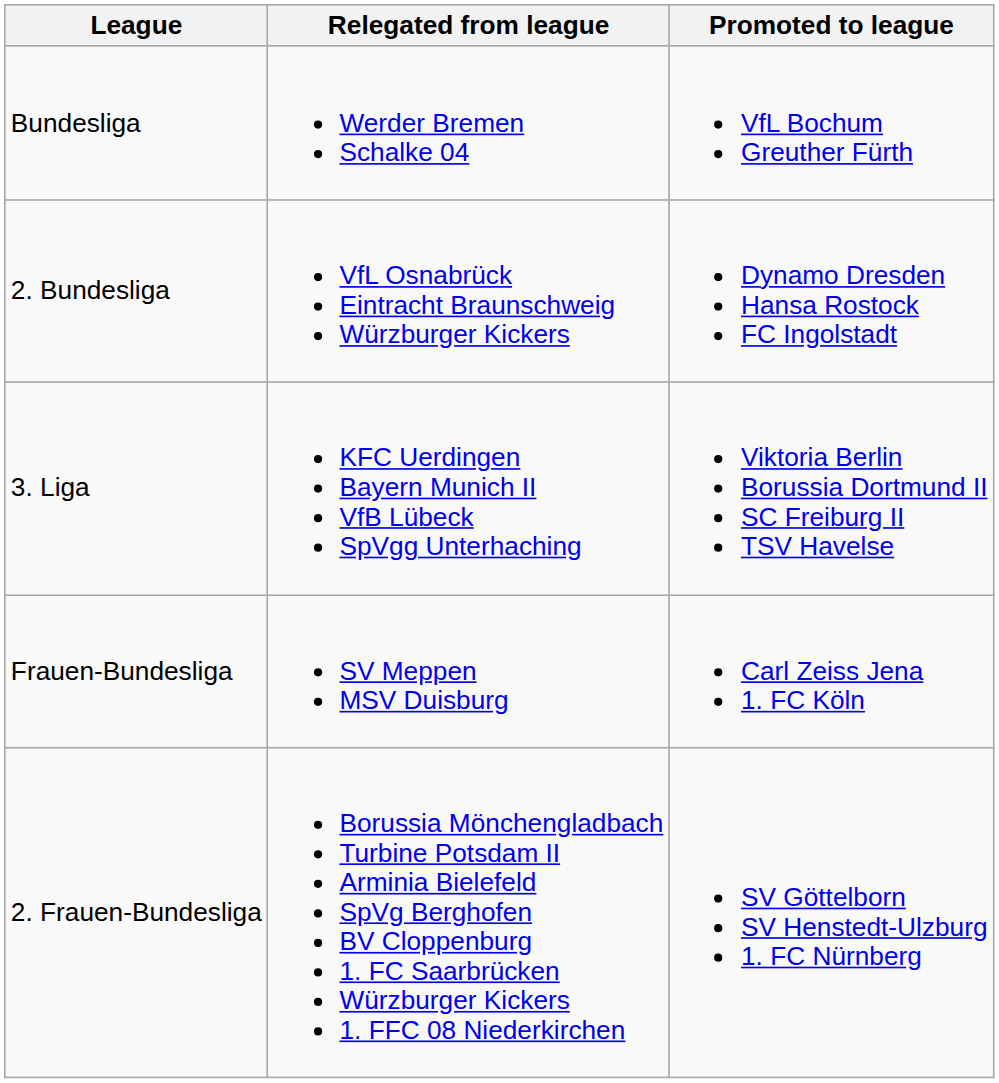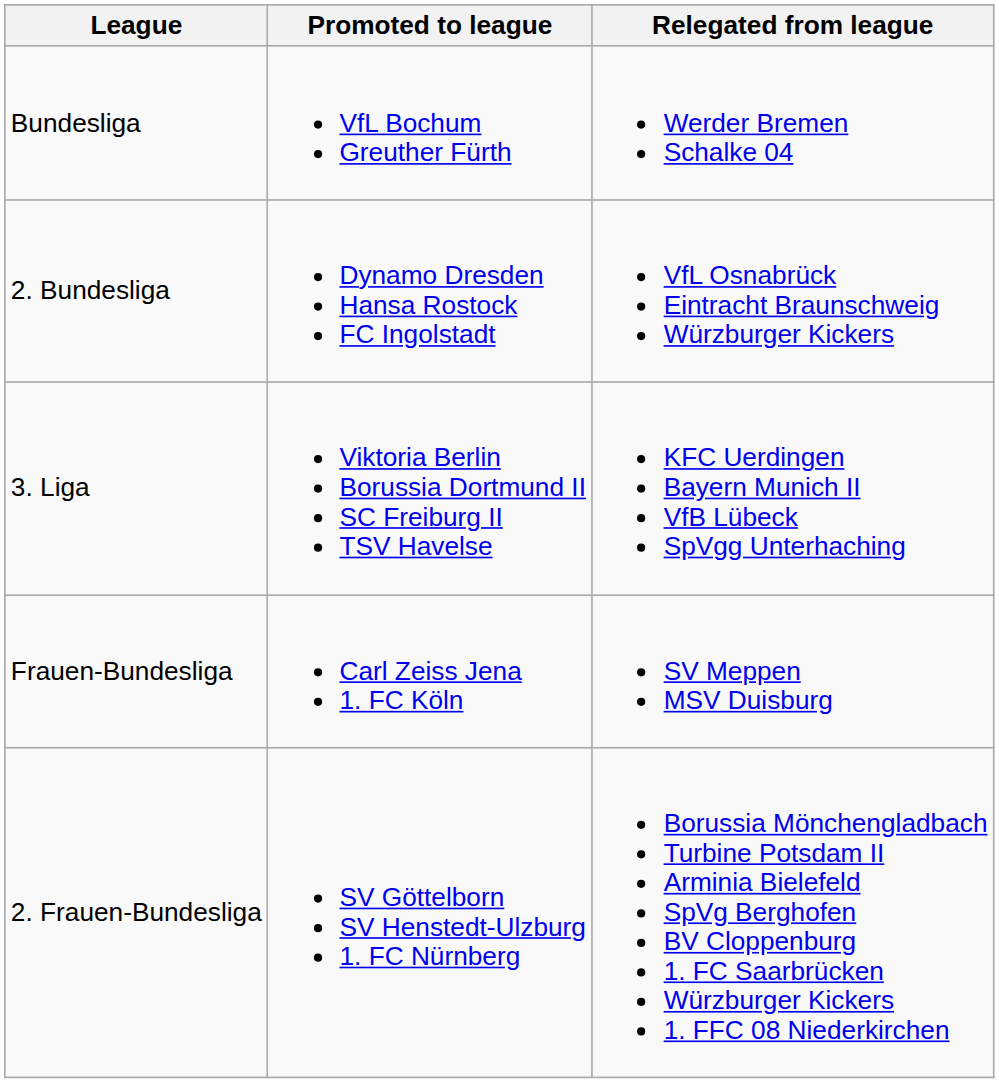columns swapped: (831, 25) <-> (469, 25)
